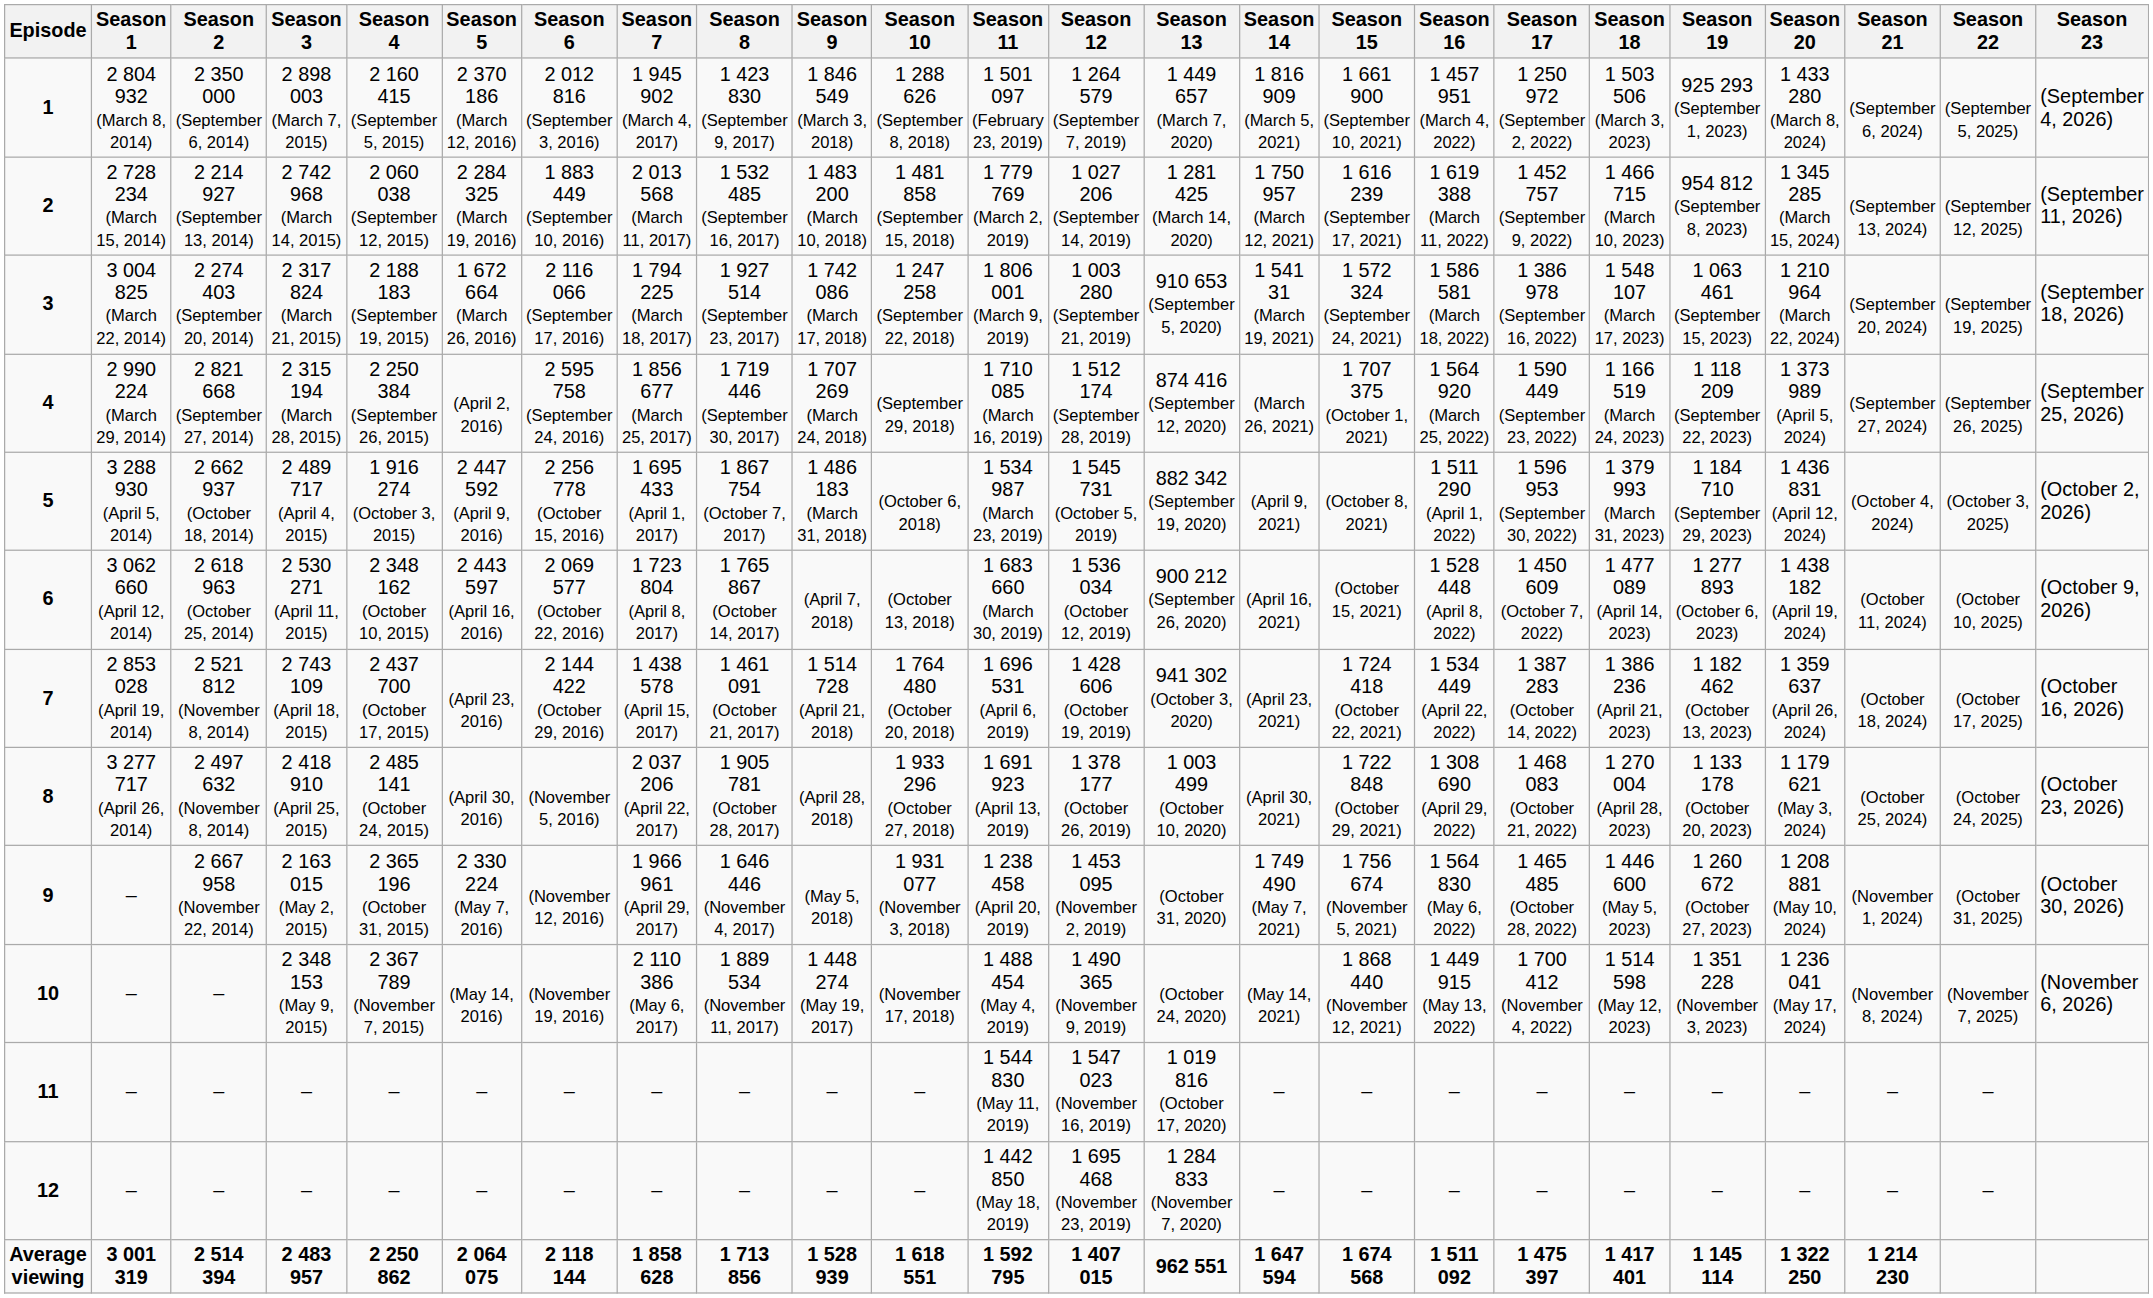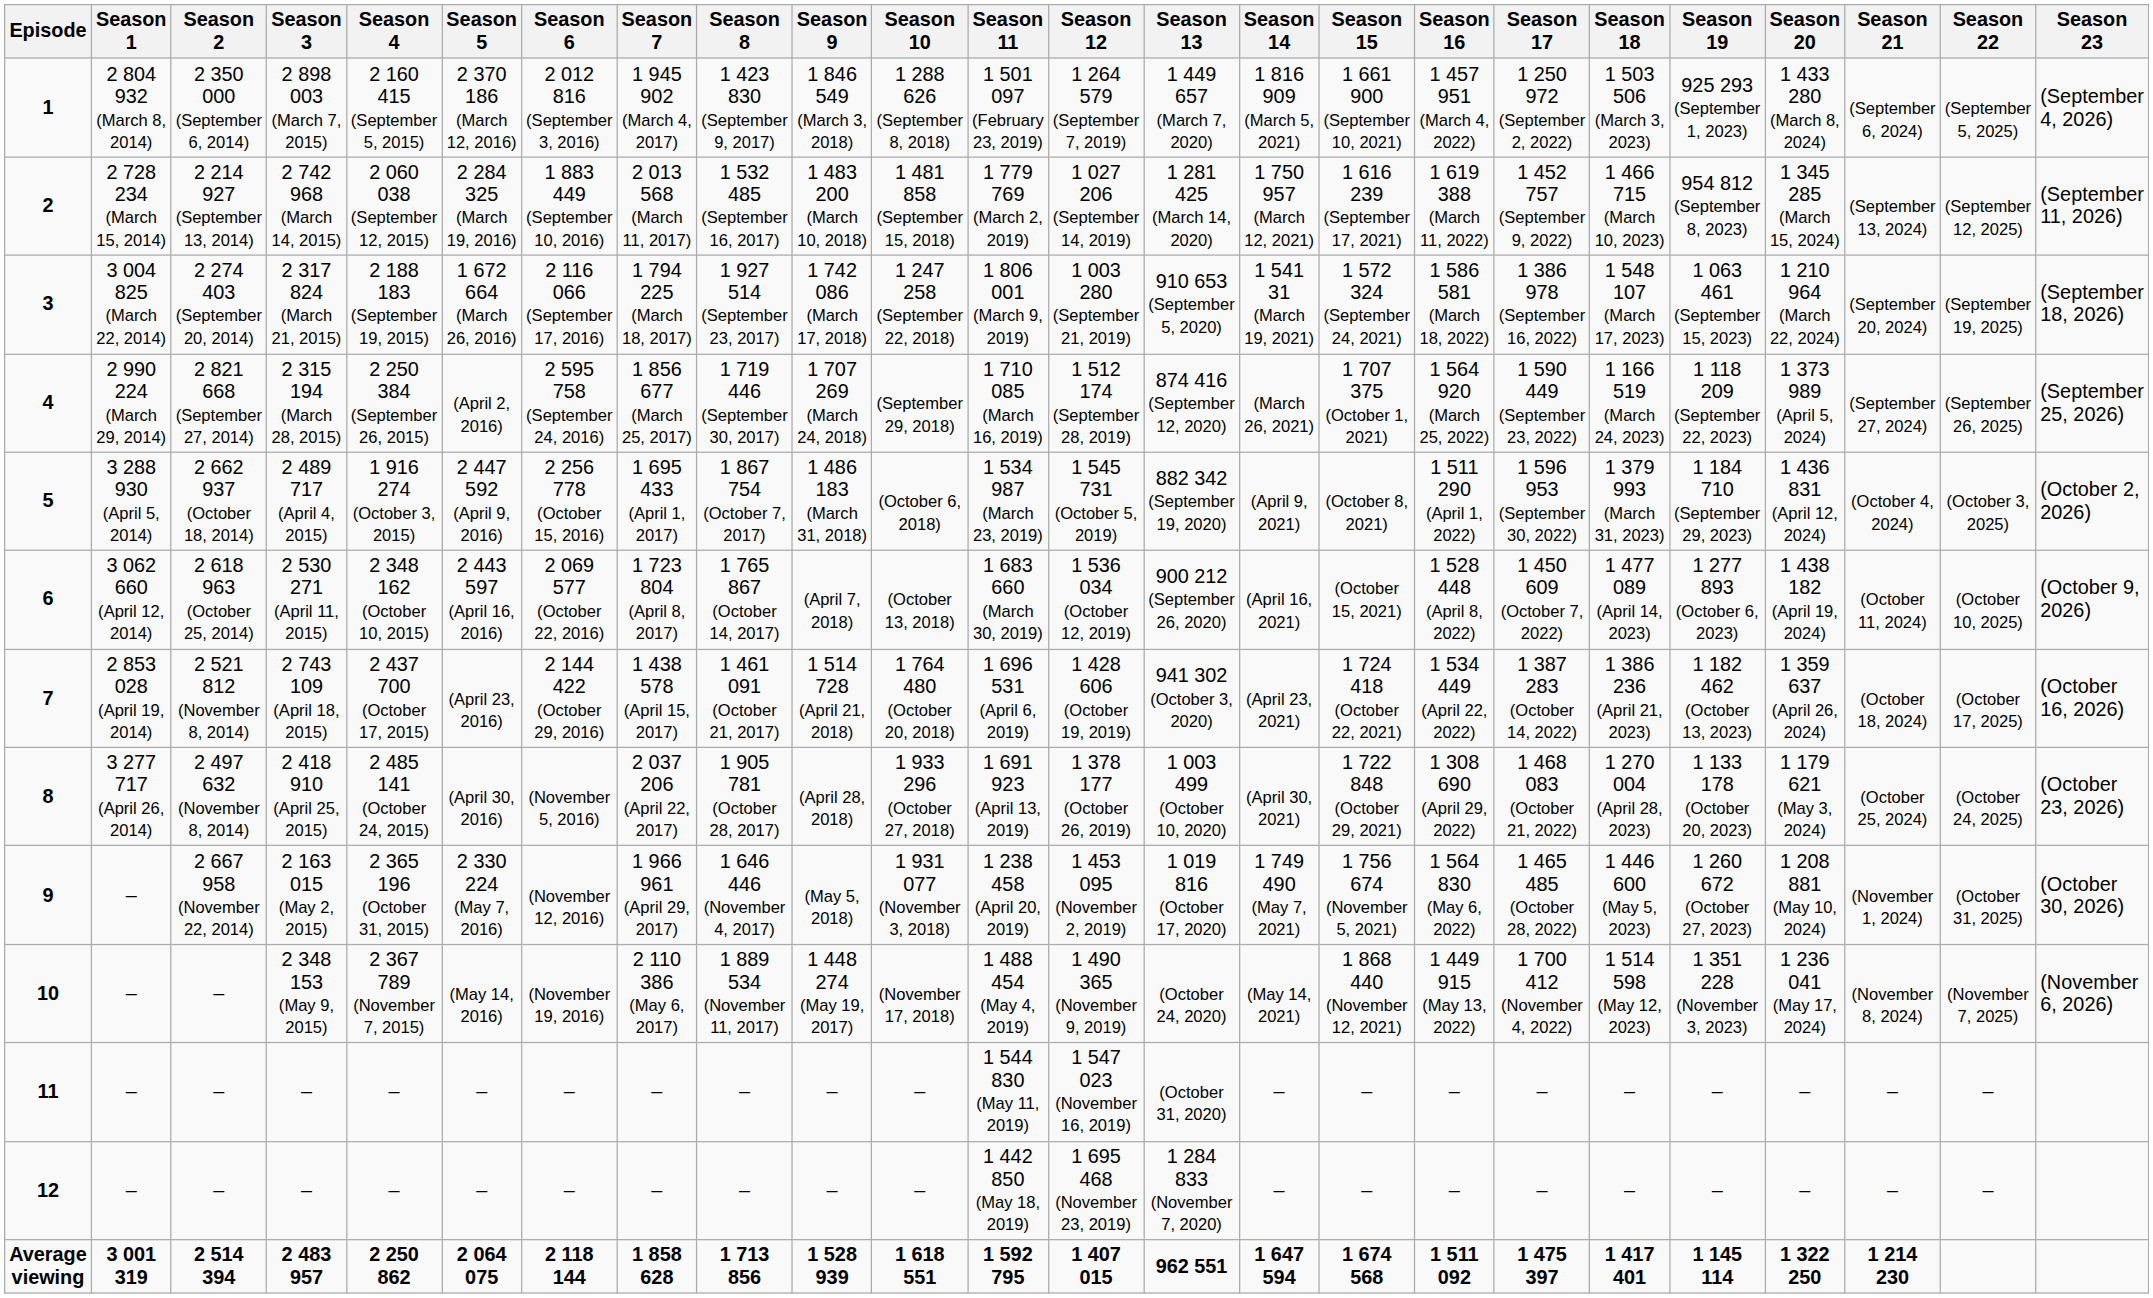(1192, 907) (October 31, 2020) -> (1192, 894) 1 019 816 (October 17, 2020)
(1192, 1091) 1 019 816 (October 17, 2020) -> (1192, 1104) (October 31, 2020)
